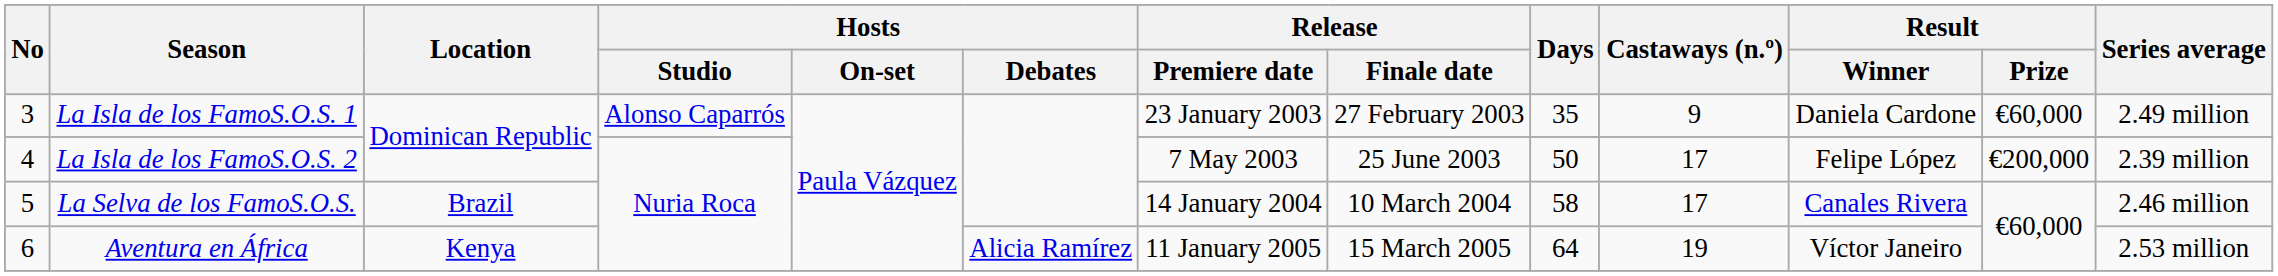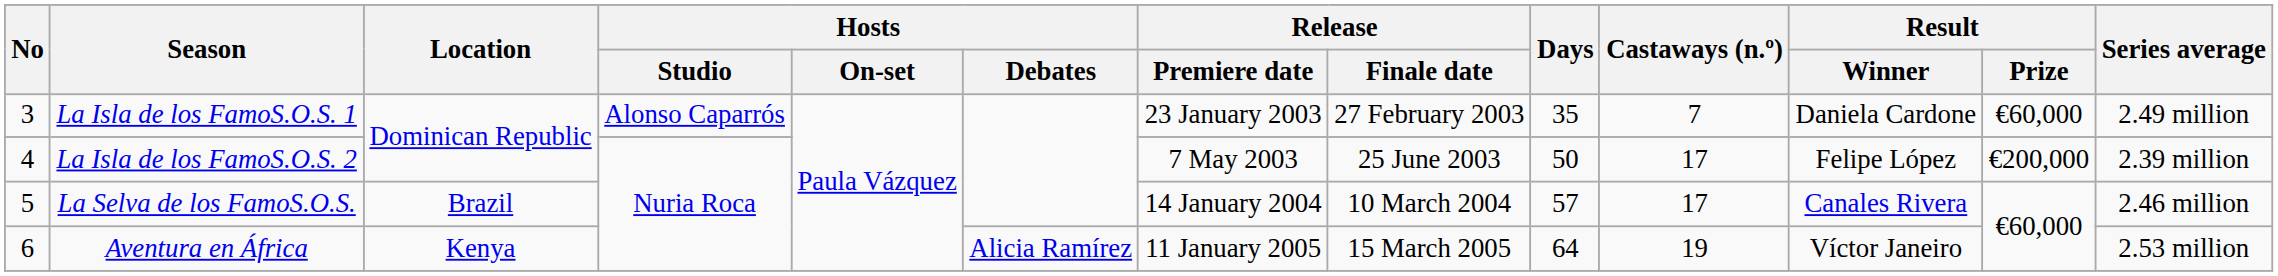(1695, 115) 9 -> (1695, 115) 7
(1565, 203) 58 -> (1565, 203) 57
